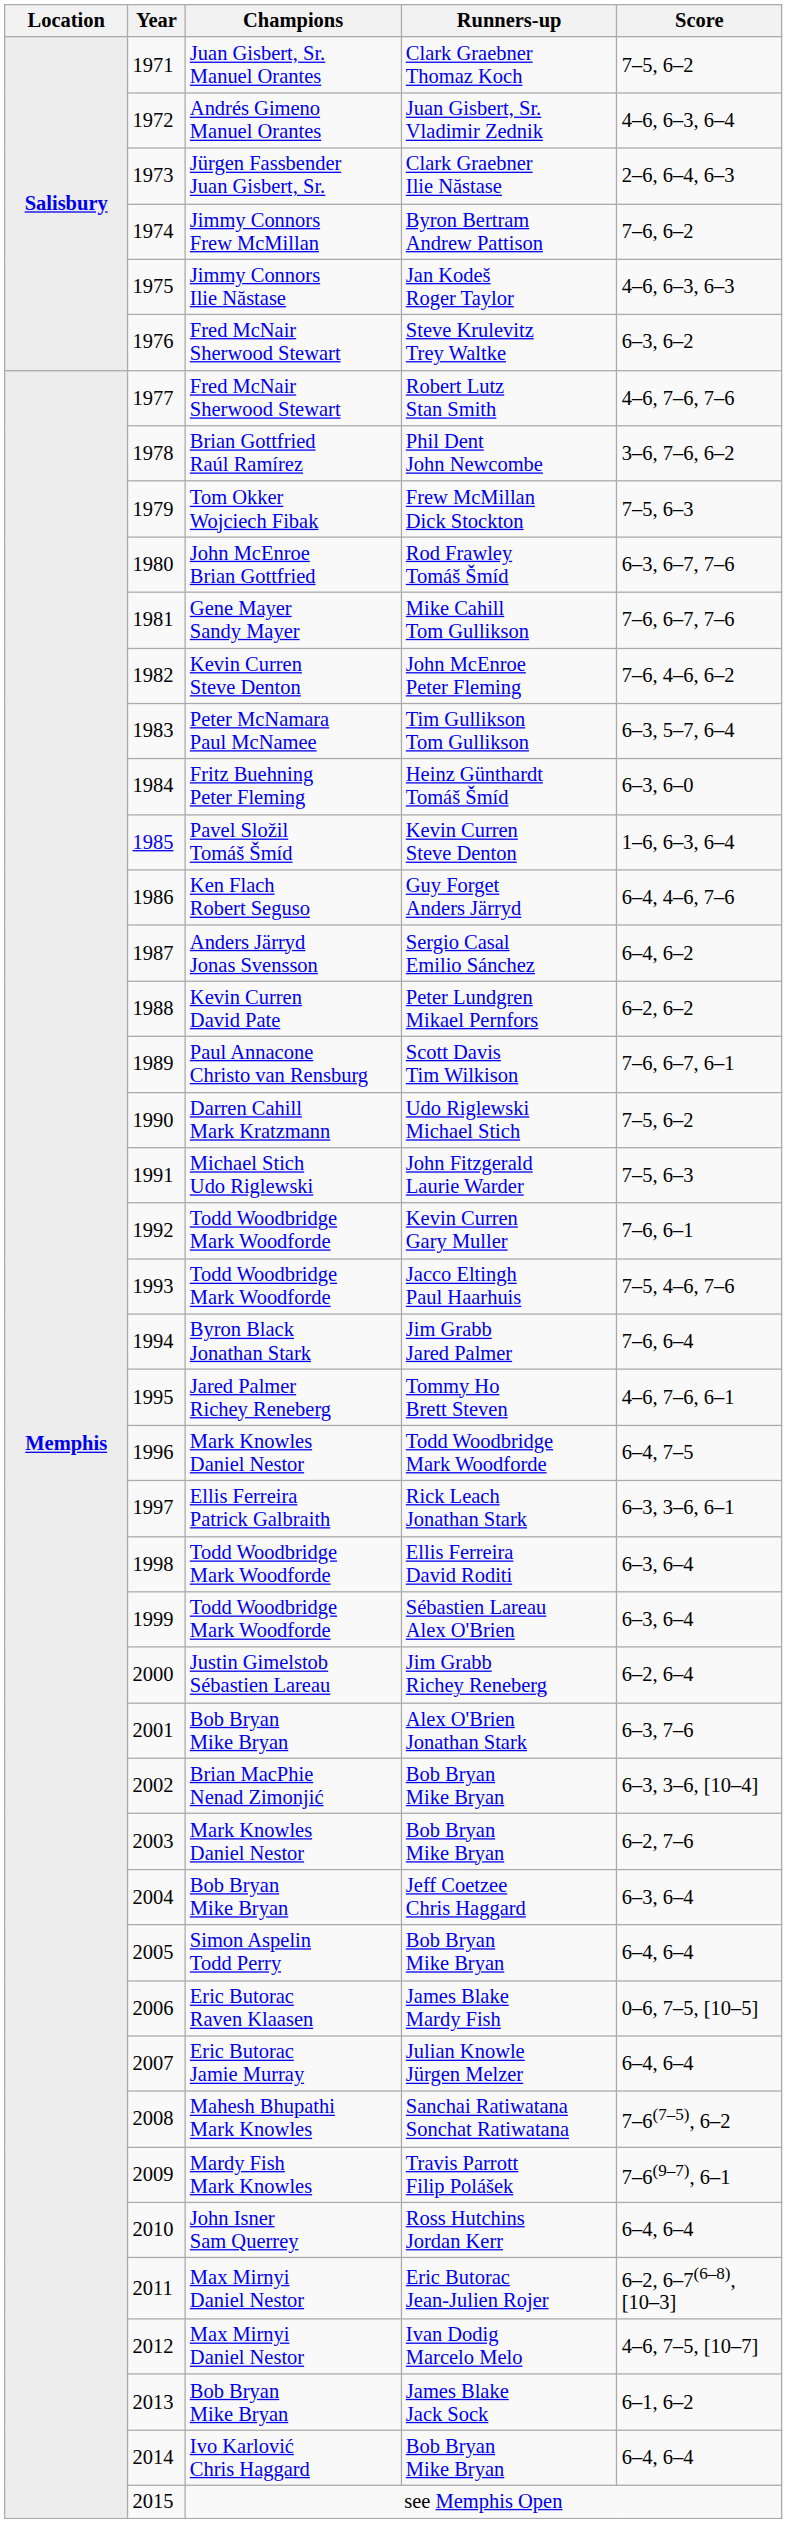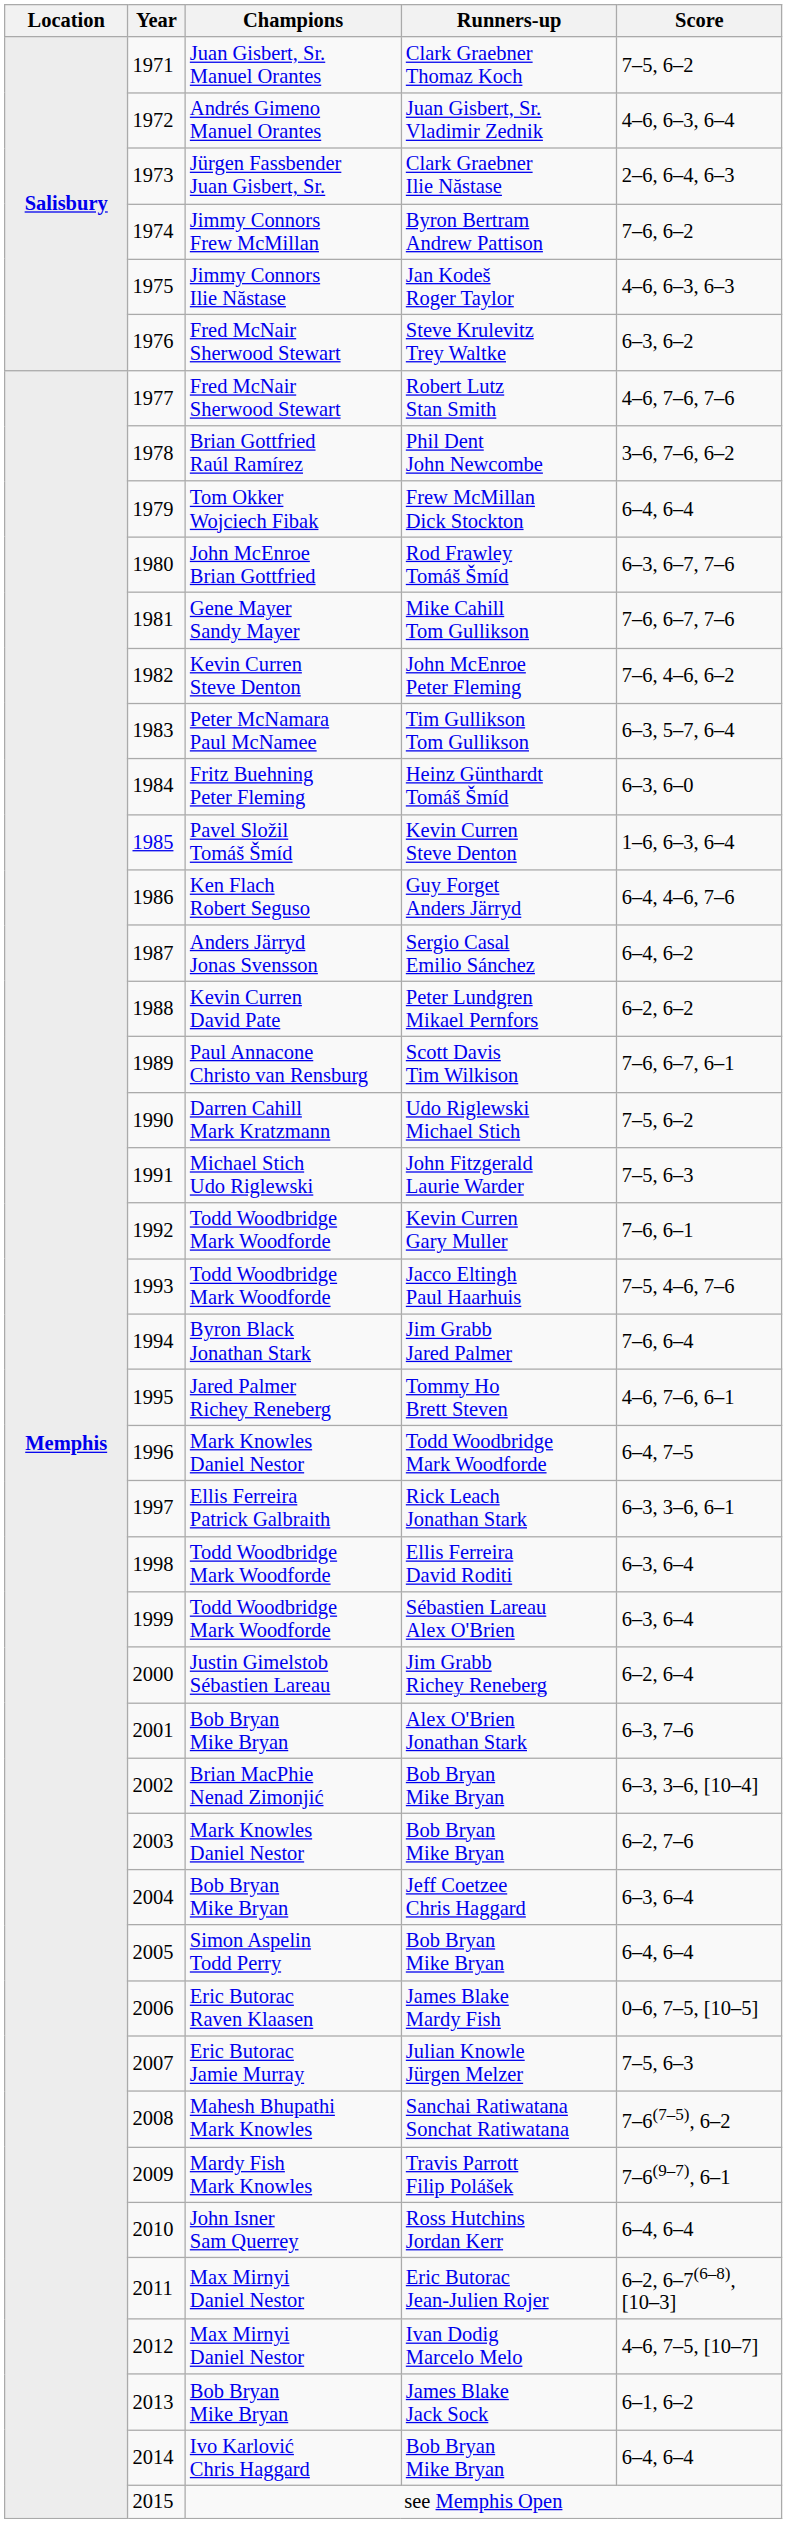(658, 508) 7–5, 6–3 -> (658, 508) 6–4, 6–4
(658, 2063) 6–4, 6–4 -> (658, 2063) 7–5, 6–3
